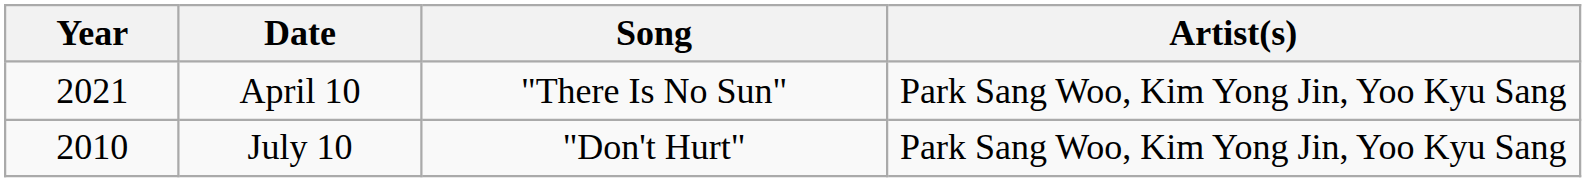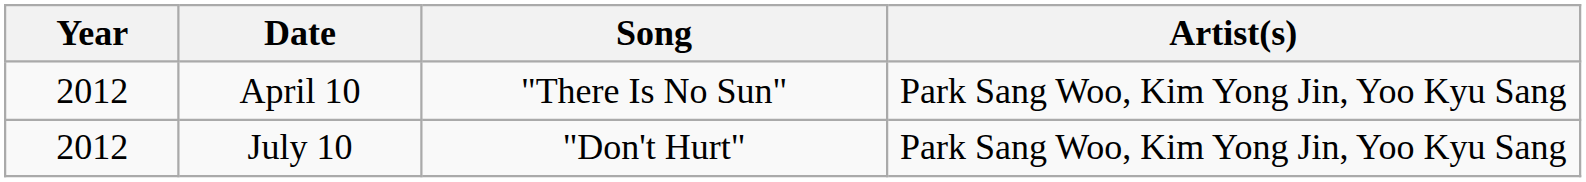(92, 90) 2021 -> (92, 90) 2012
(92, 147) 2010 -> (92, 147) 2012
